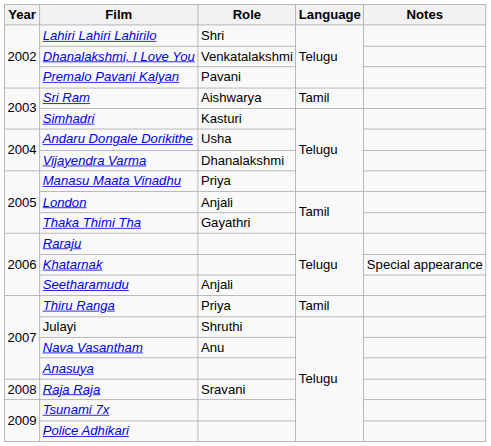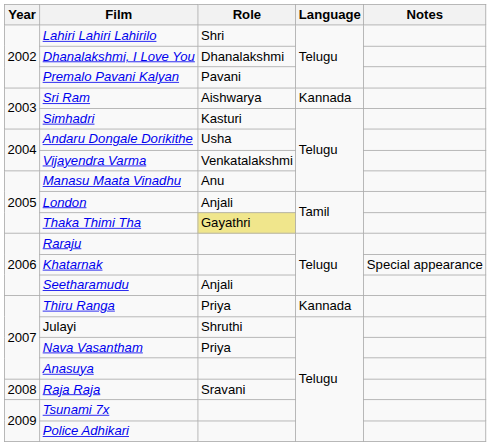(247, 56) Venkatalakshmi -> (242, 56) Dhanalakshmi
(314, 98) Tamil -> (325, 98) Kannada
(242, 160) Dhanalakshmi -> (247, 160) Venkatalakshmi
(216, 181) Priya -> (213, 181) Anu
(226, 222) no background -> (226, 222) khaki background
(314, 306) Tamil -> (325, 306) Kannada
(213, 347) Anu -> (216, 347) Priya
